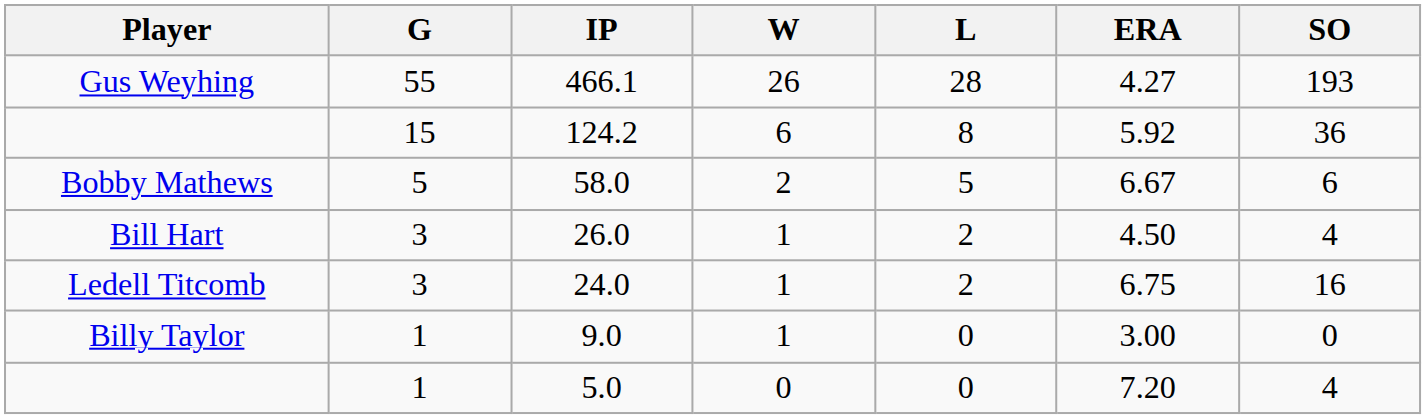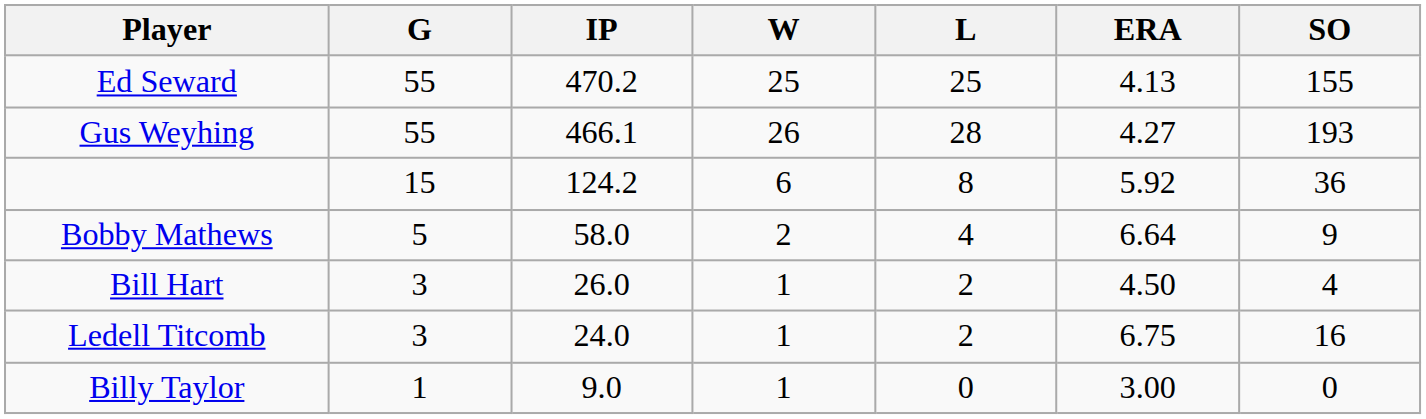+ row: (602, 81)
(966, 183) 5 -> (966, 234) 4
(1148, 183) 6.67 -> (1148, 234) 6.64
(1330, 183) 6 -> (1330, 234) 9
- row: (602, 387)
